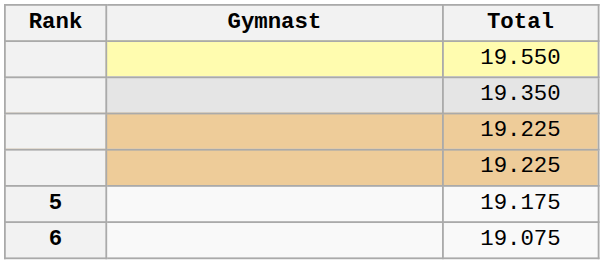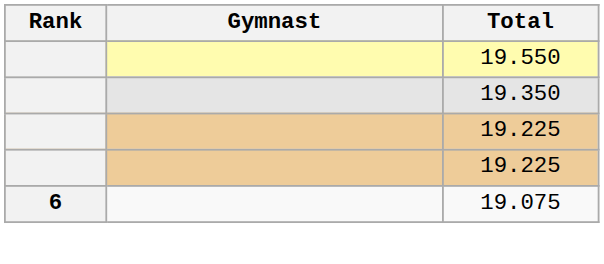- row: (56, 204)
